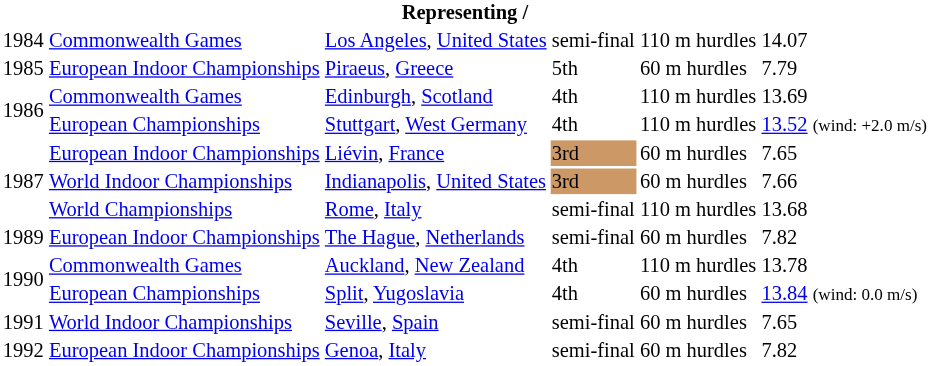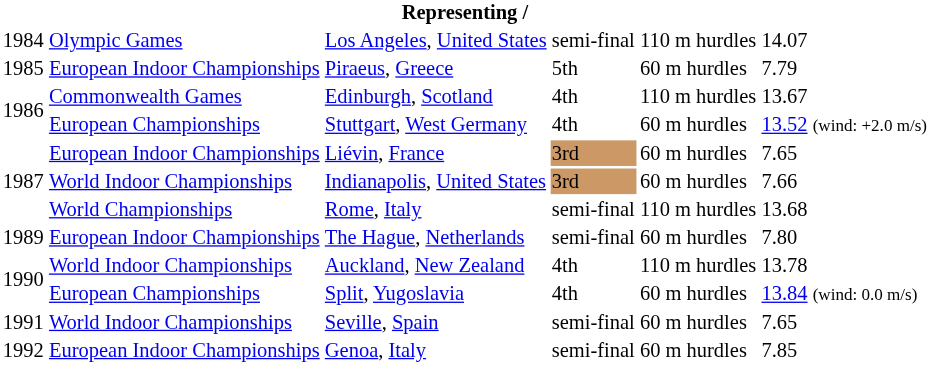(145, 40) Commonwealth Games -> (116, 40) Olympic Games
(784, 96) 13.69 -> (784, 96) 13.67
(698, 124) 110 m hurdles -> (693, 124) 60 m hurdles
(779, 237) 7.82 -> (779, 237) 7.80
(145, 265) Commonwealth Games -> (170, 265) World Indoor Championships
(779, 350) 7.82 -> (779, 350) 7.85
